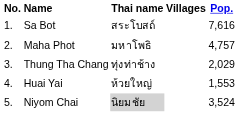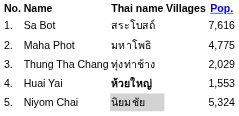(222, 45) 4,757 -> (222, 45) 4,775
(132, 83) normal -> (132, 83) bold
(222, 102) 3,524 -> (222, 102) 5,324
